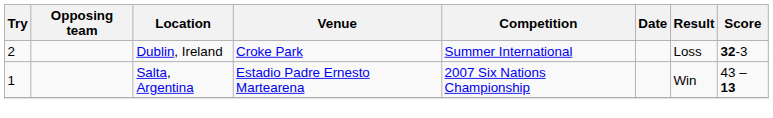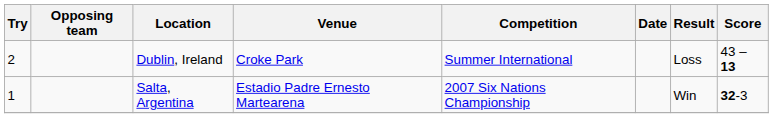(734, 51) 32-3 -> (734, 59) 43 – 13
(734, 80) 43 – 13 -> (734, 95) 32-3
